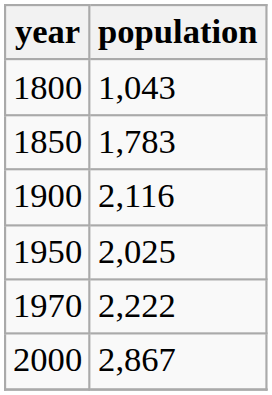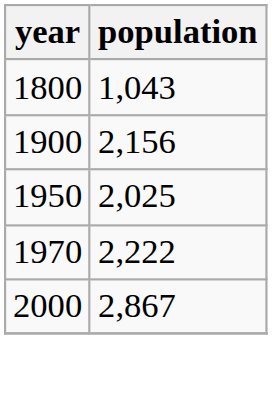- row: (48, 141)
(136, 196) 2,116 -> (137, 141) 2,156
